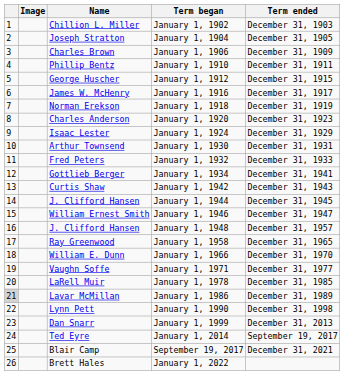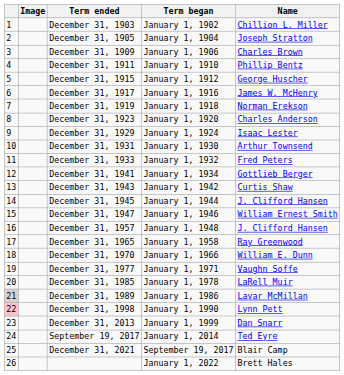columns swapped: (99, 11) <-> (293, 11)
(11, 309) no background -> (11, 309) pink background
